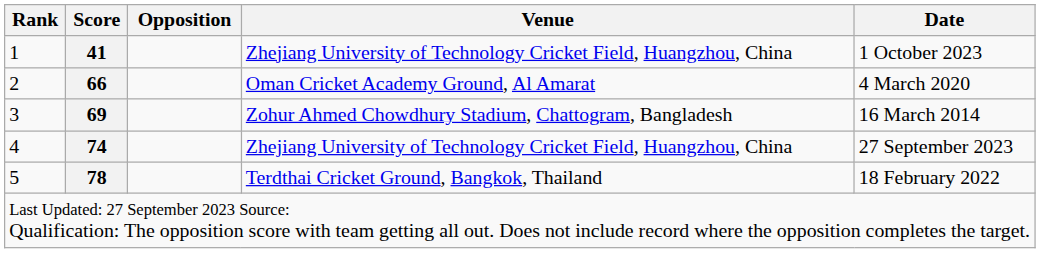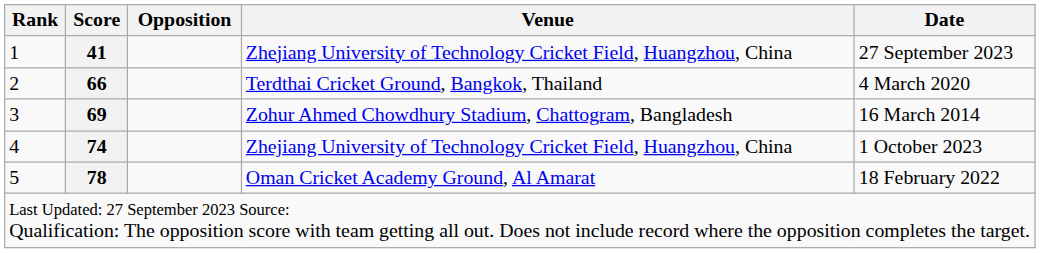(920, 51) 1 October 2023 -> (936, 51) 27 September 2023
(420, 83) Oman Cricket Academy Ground, Al Amarat -> (424, 83) Terdthai Cricket Ground, Bangkok, Thailand
(936, 146) 27 September 2023 -> (920, 146) 1 October 2023
(424, 177) Terdthai Cricket Ground, Bangkok, Thailand -> (420, 177) Oman Cricket Academy Ground, Al Amarat
